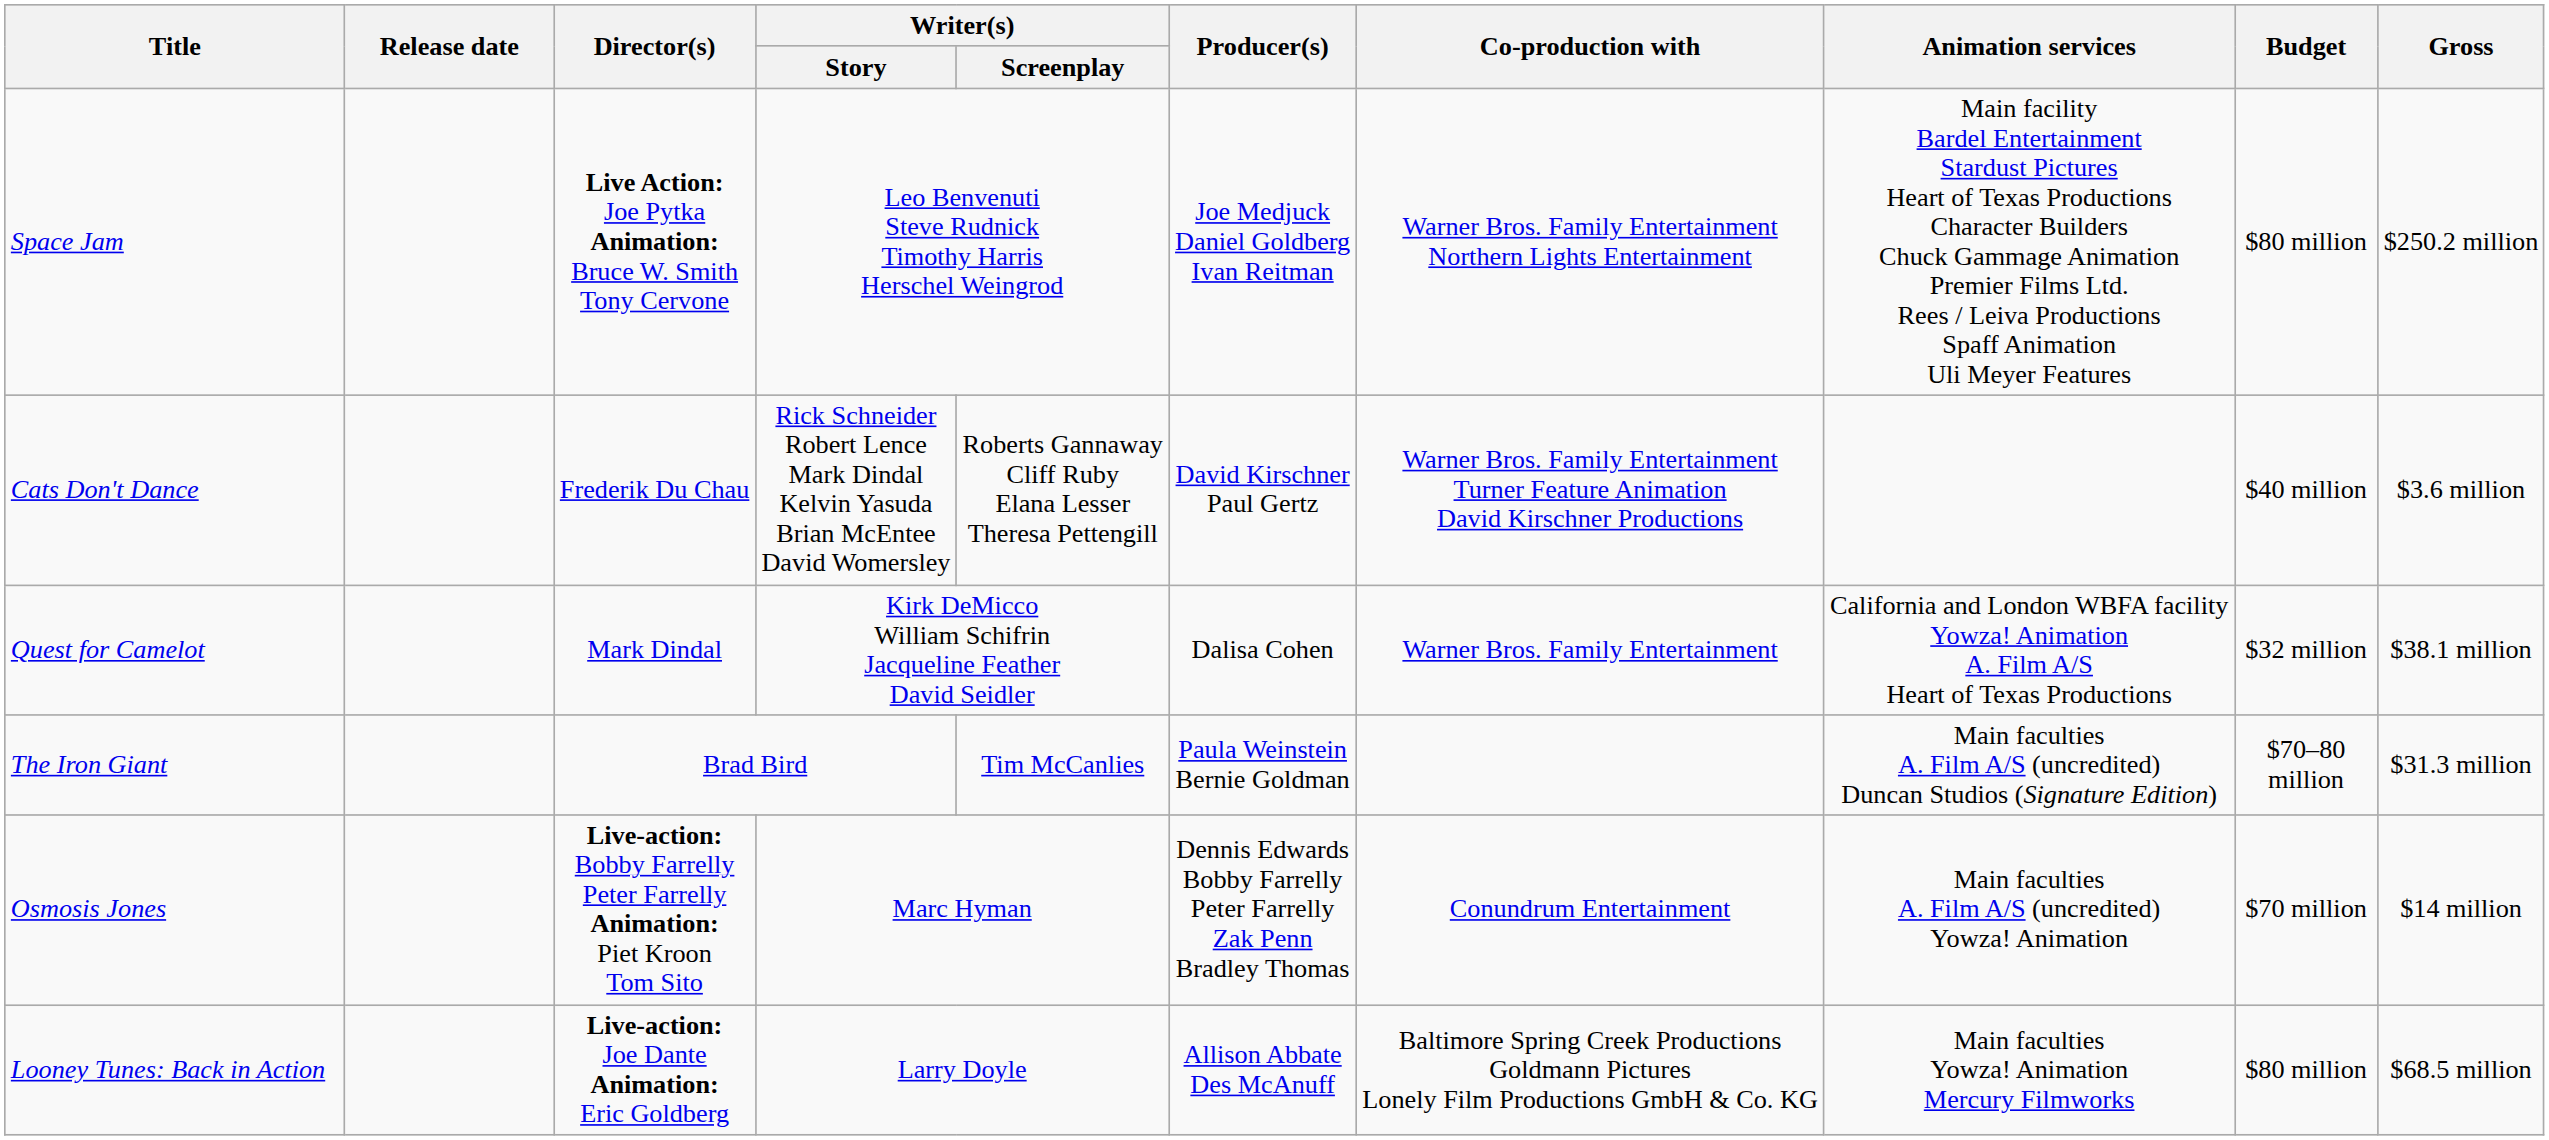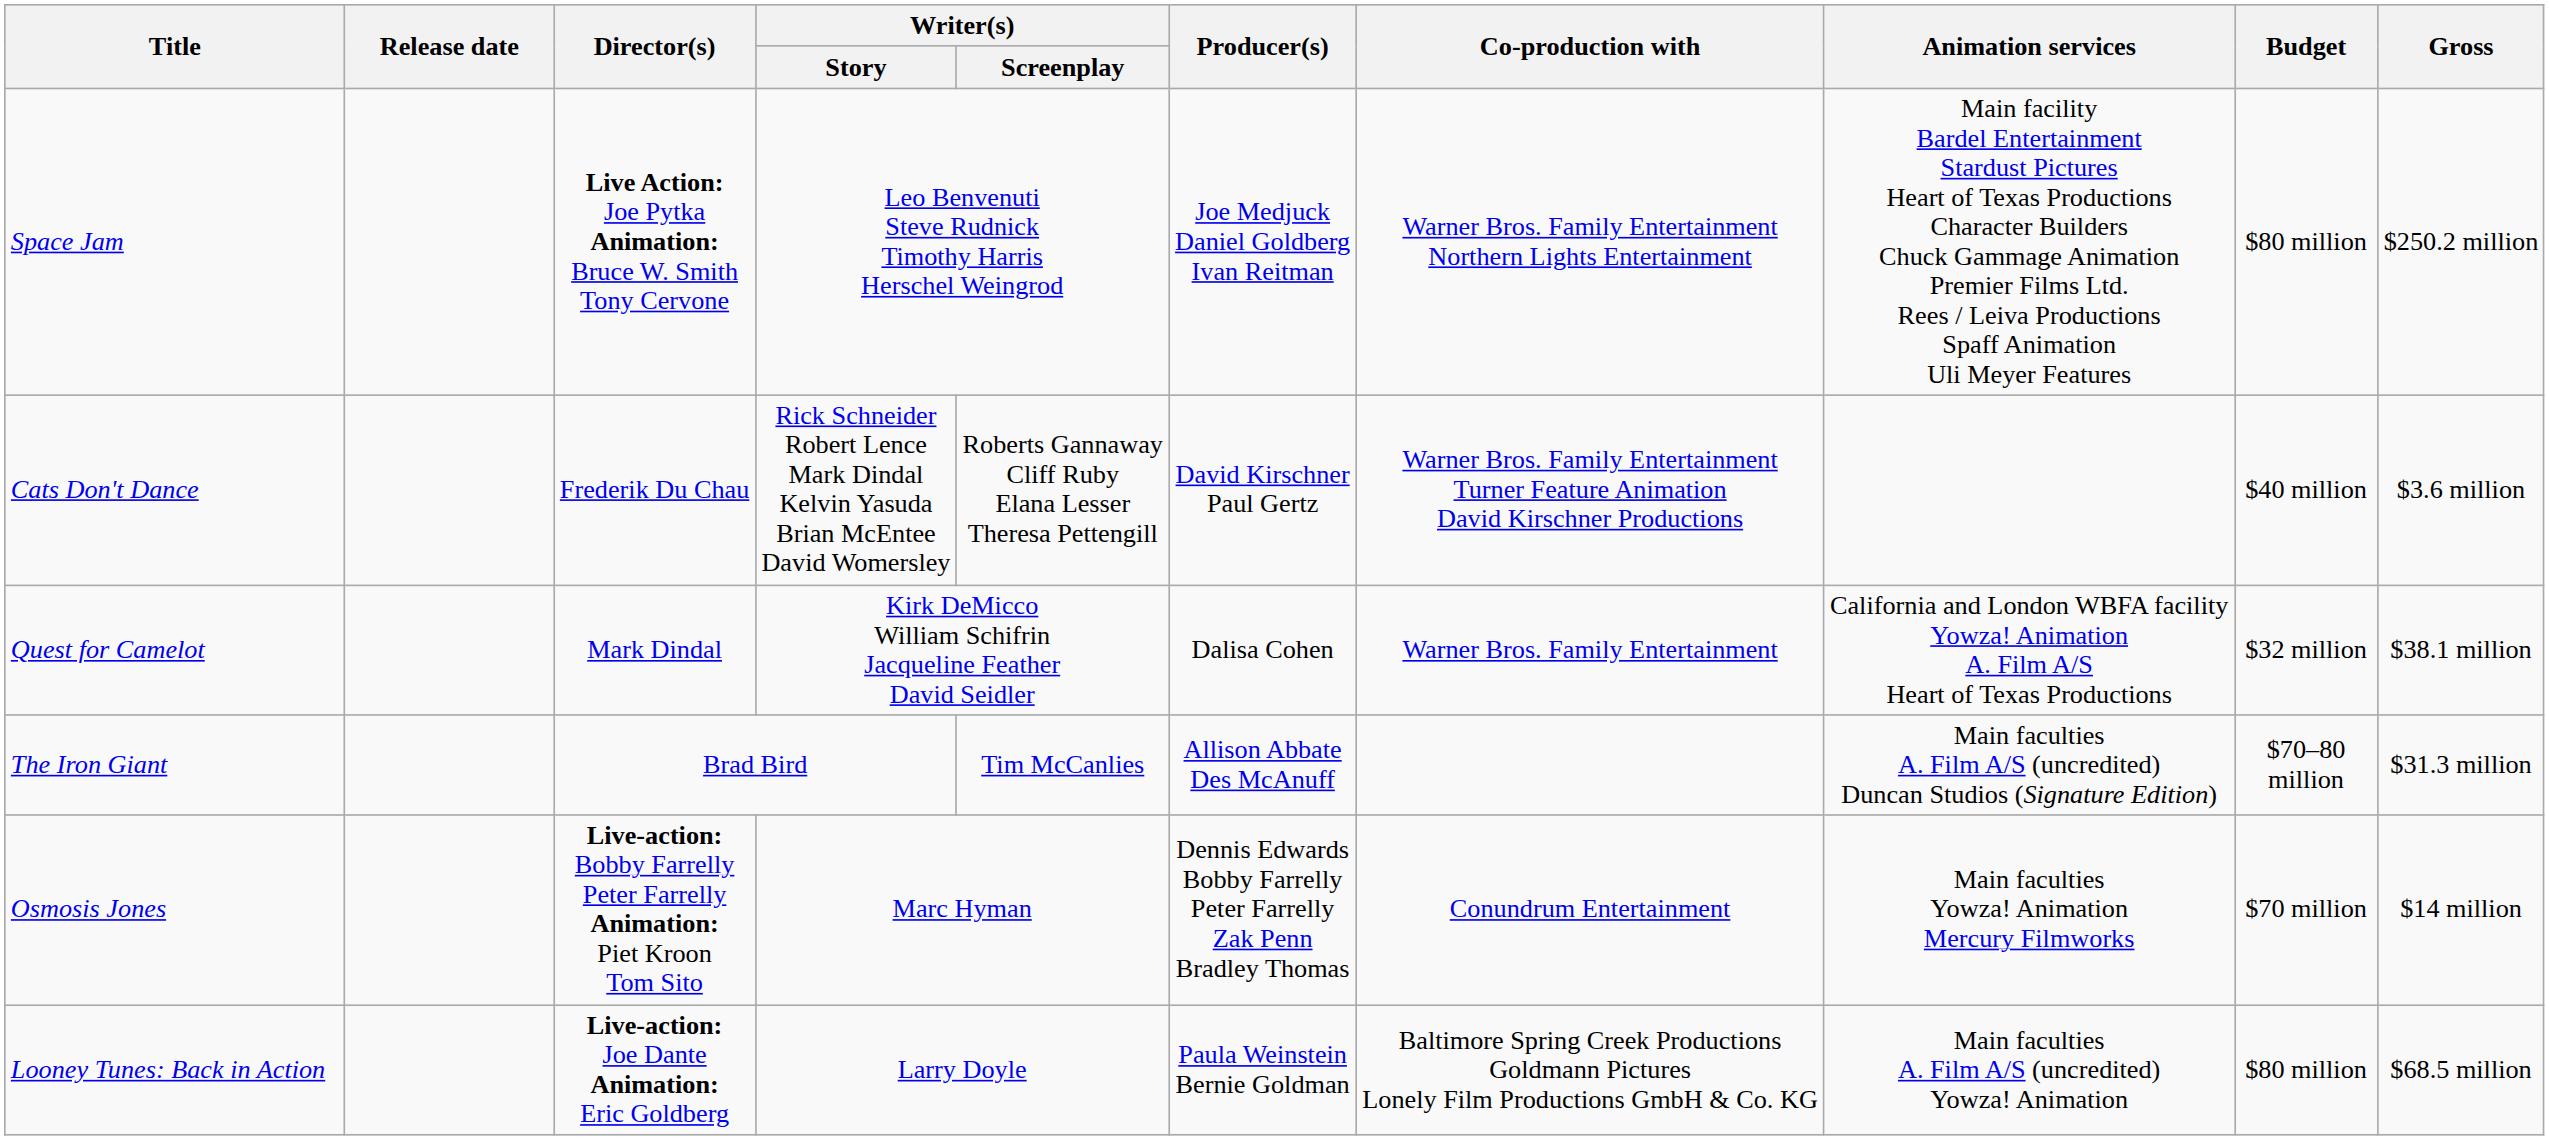(1263, 764) Paula Weinstein Bernie Goldman -> (1263, 764) Allison Abbate Des McAnuff
(2029, 909) Main faculties A. Film A/S (uncredited) Yowza! Animation -> (2029, 909) Main faculties Yowza! Animation Mercury Filmworks
(1263, 1069) Allison Abbate Des McAnuff -> (1263, 1069) Paula Weinstein Bernie Goldman
(2029, 1069) Main faculties Yowza! Animation Mercury Filmworks -> (2029, 1069) Main faculties A. Film A/S (uncredited) Yowza! Animation
